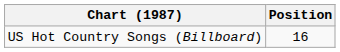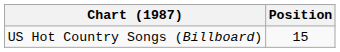(300, 37) 16 -> (300, 37) 15
